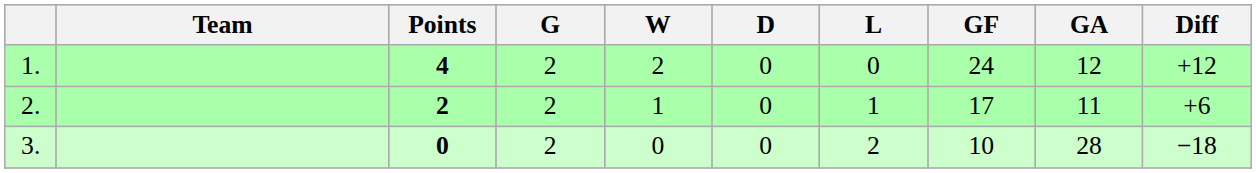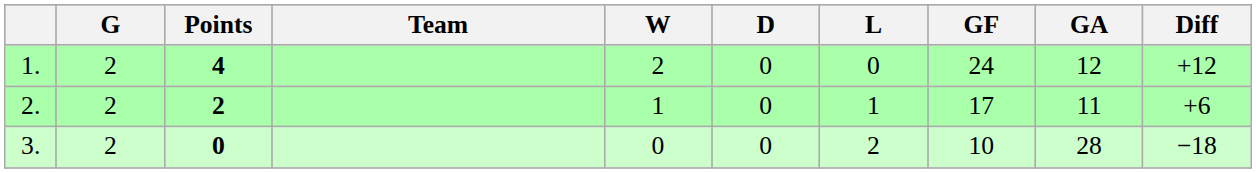columns swapped: (222, 24) <-> (550, 24)
